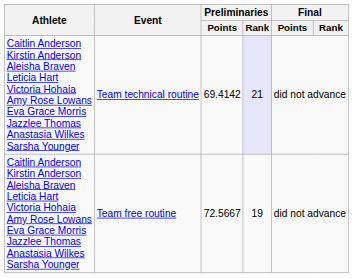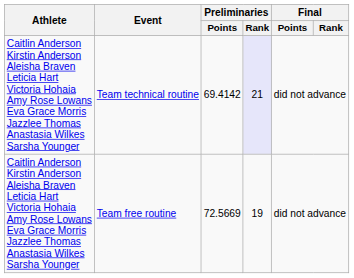(222, 214) 72.5667 -> (222, 214) 72.5669
